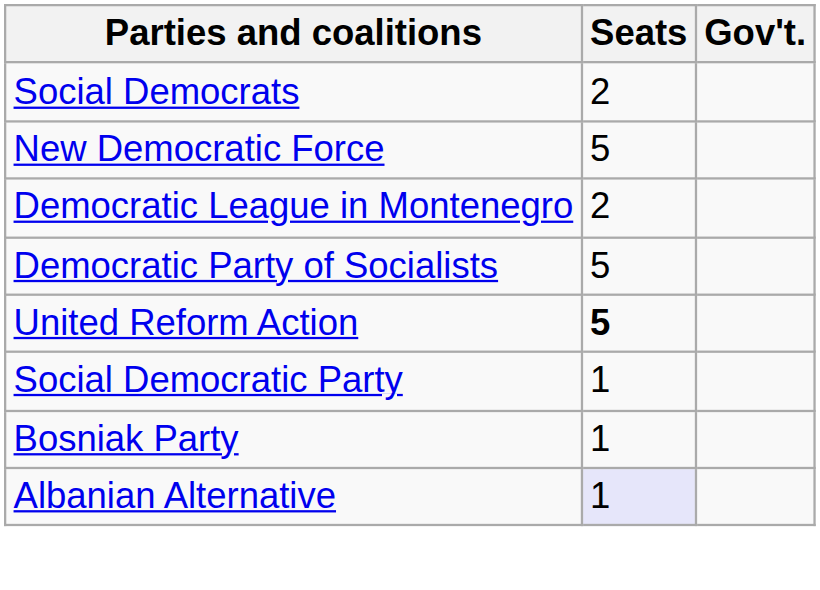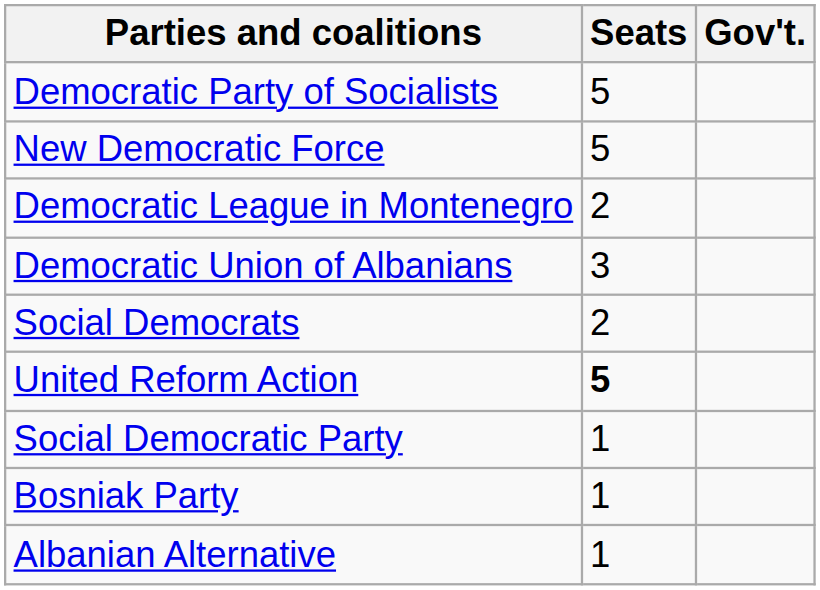rows swapped: (256, 264) <-> (156, 91)
+ row: (263, 264)
(600, 496) lavender background -> (600, 554) no background
